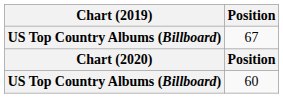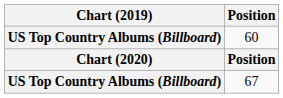rows swapped: (252, 81) <-> (252, 37)
